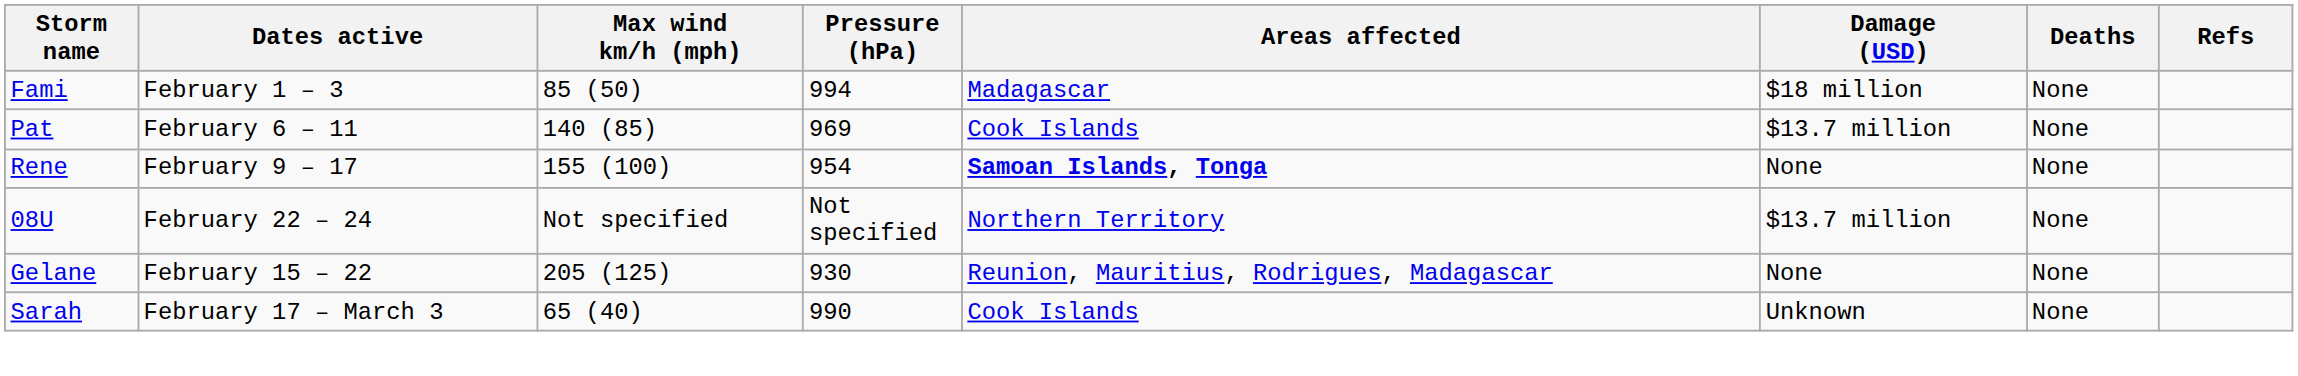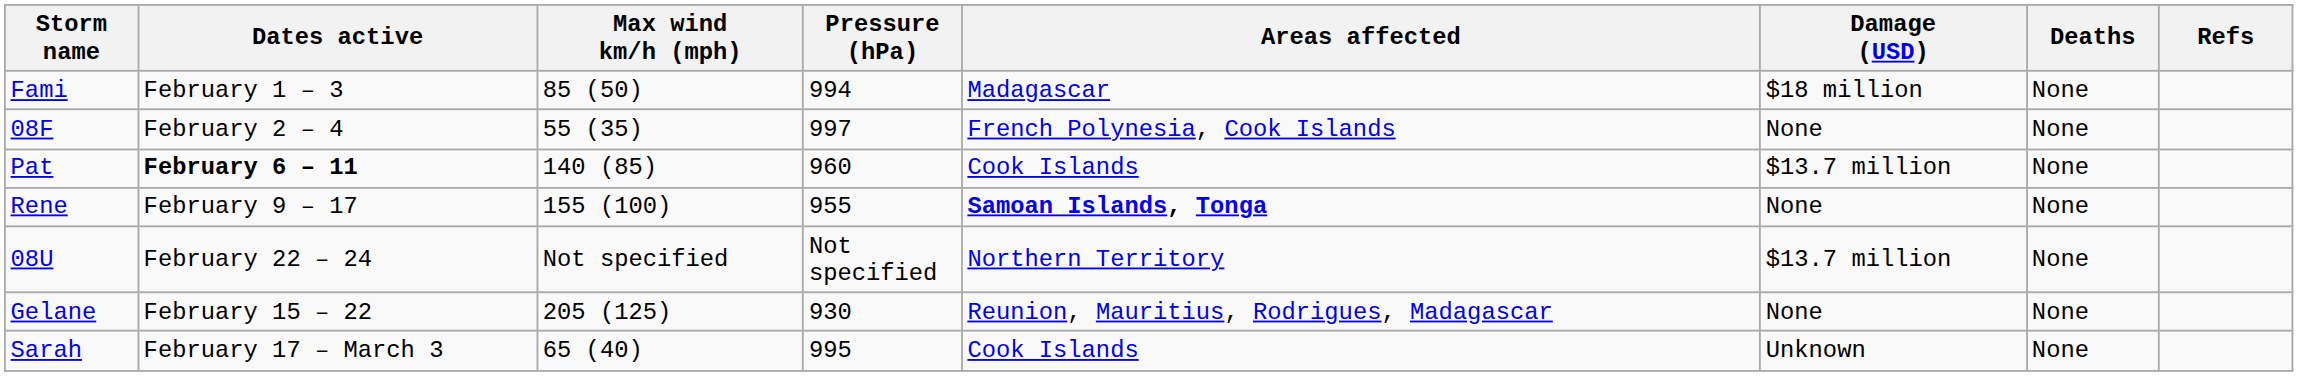+ row: (32, 129)
(251, 129) normal -> (251, 168) bold
(830, 129) 969 -> (830, 168) 960
(830, 168) 954 -> (830, 207) 955
(830, 312) 990 -> (830, 351) 995
